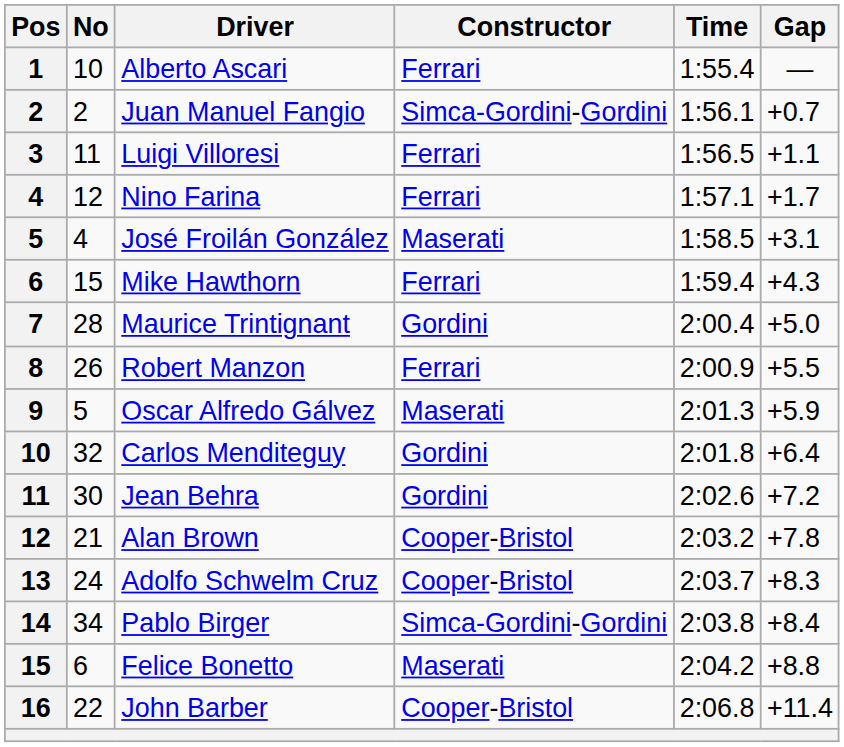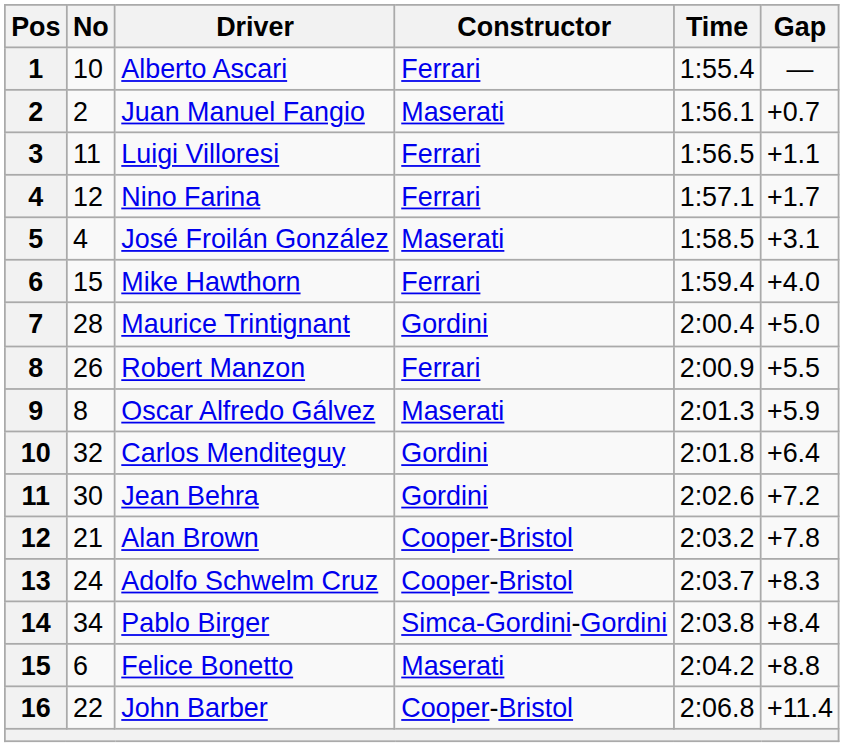(534, 112) Simca-Gordini-Gordini -> (453, 112) Maserati
(793, 282) +4.3 -> (793, 282) +4.0
(80, 410) 5 -> (80, 410) 8
